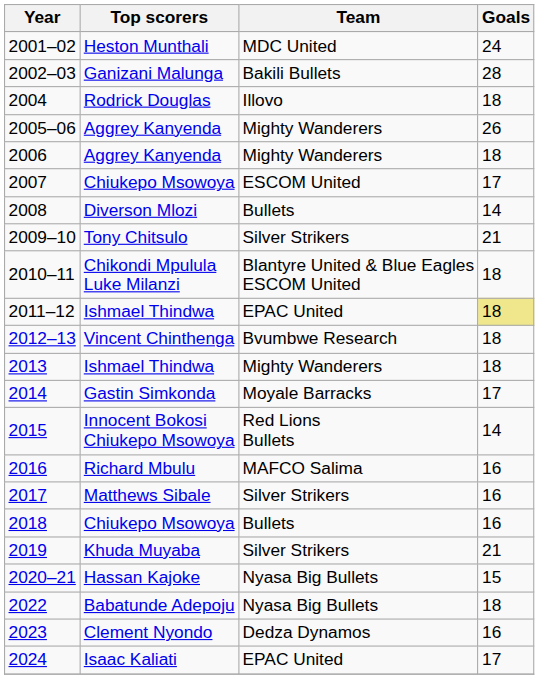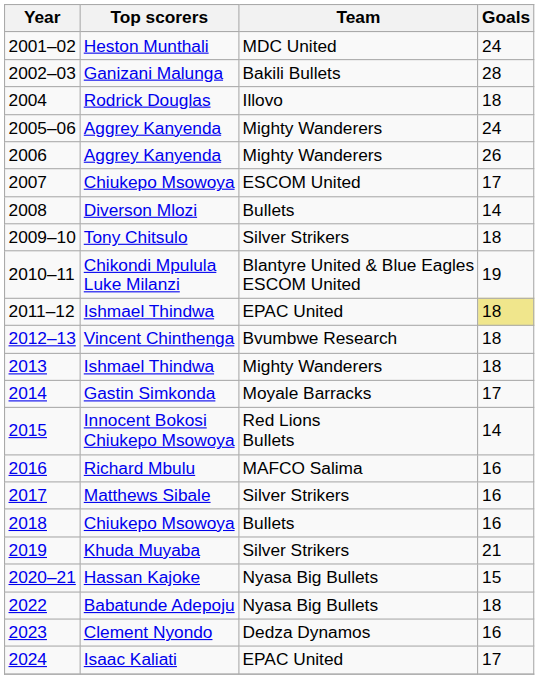(492, 127) 26 -> (492, 127) 24
(492, 155) 18 -> (492, 155) 26
(492, 237) 21 -> (492, 237) 18
(492, 274) 18 -> (492, 274) 19
